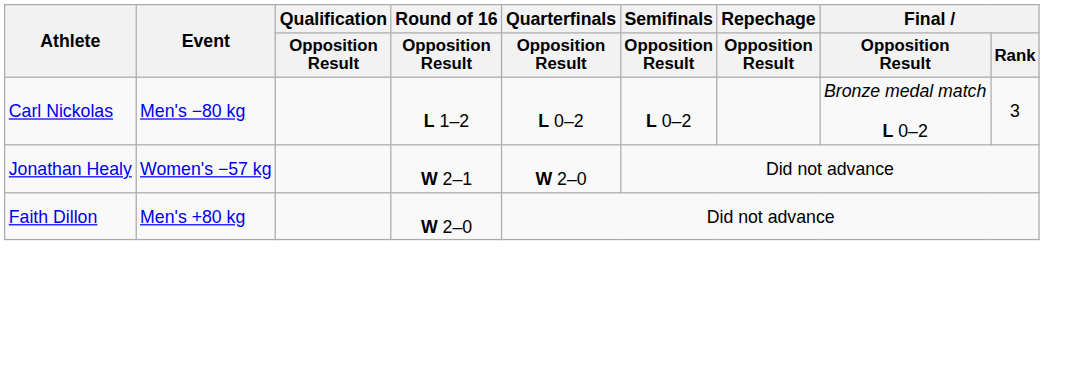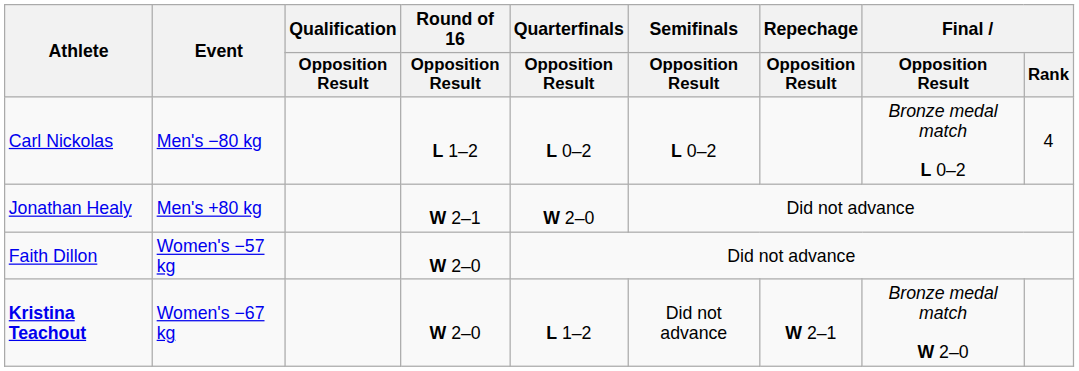(1015, 112) 3 -> (1048, 141) 4
(206, 169) Women's −57 kg -> (209, 208) Men's +80 kg
(193, 217) Men's +80 kg -> (211, 256) Women's −57 kg
+ row: (47, 323)
